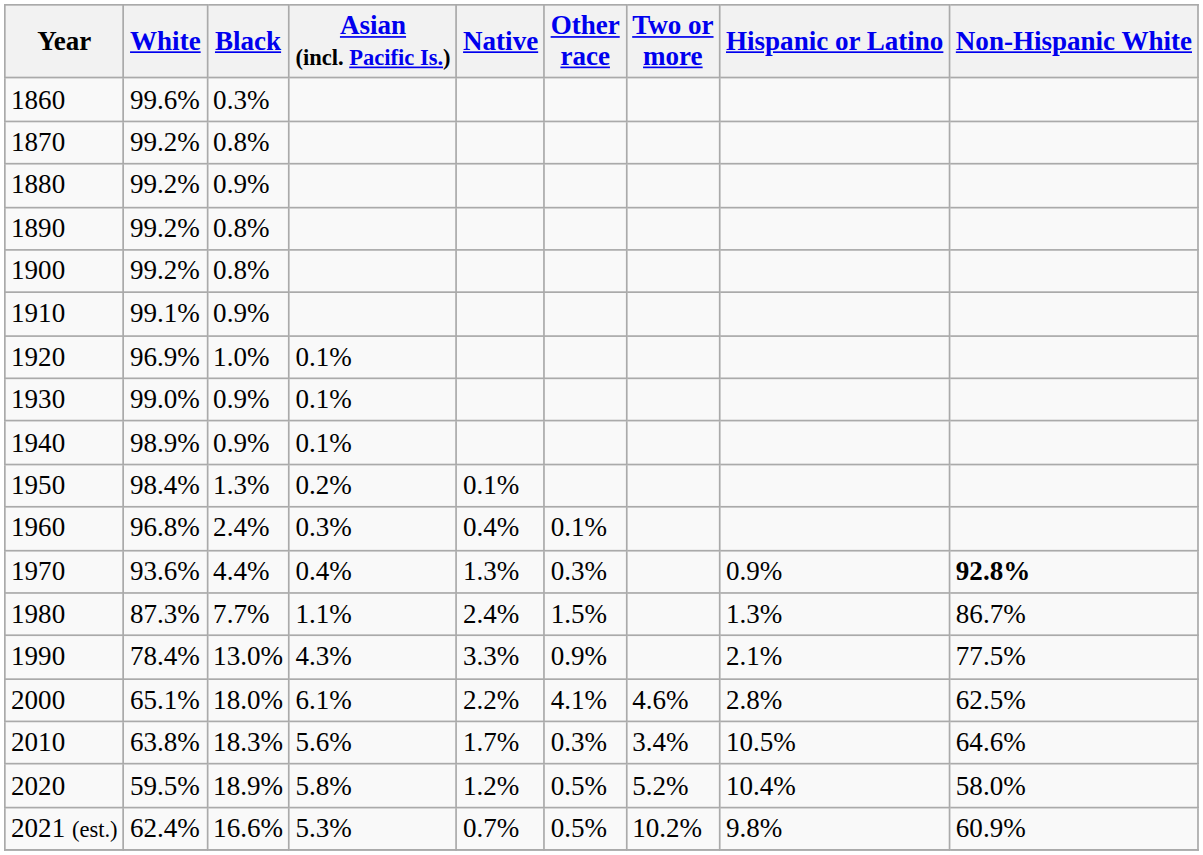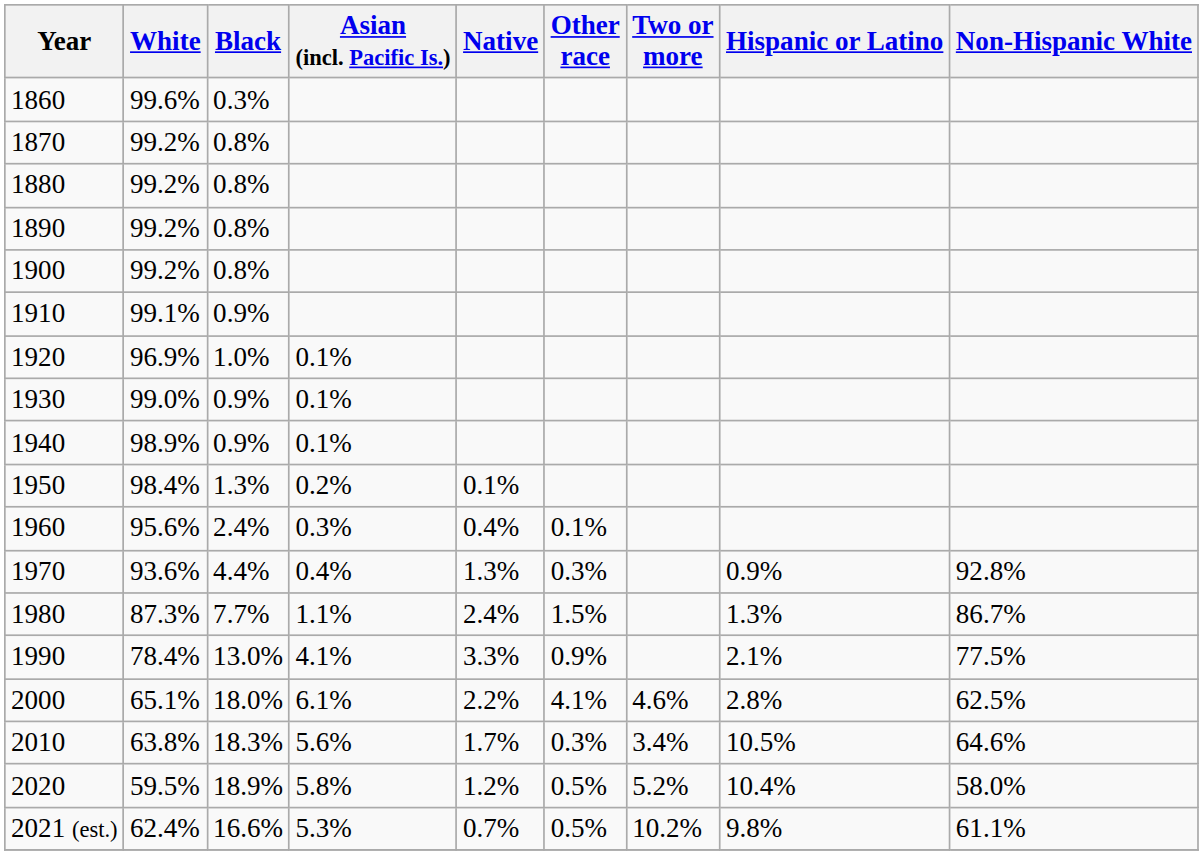(241, 185) 0.9% -> (241, 185) 0.8%
(165, 528) 96.8% -> (165, 528) 95.6%
(993, 570) bold -> (991, 570) normal
(324, 656) 4.3% -> (324, 656) 4.1%
(991, 828) 60.9% -> (991, 828) 61.1%
